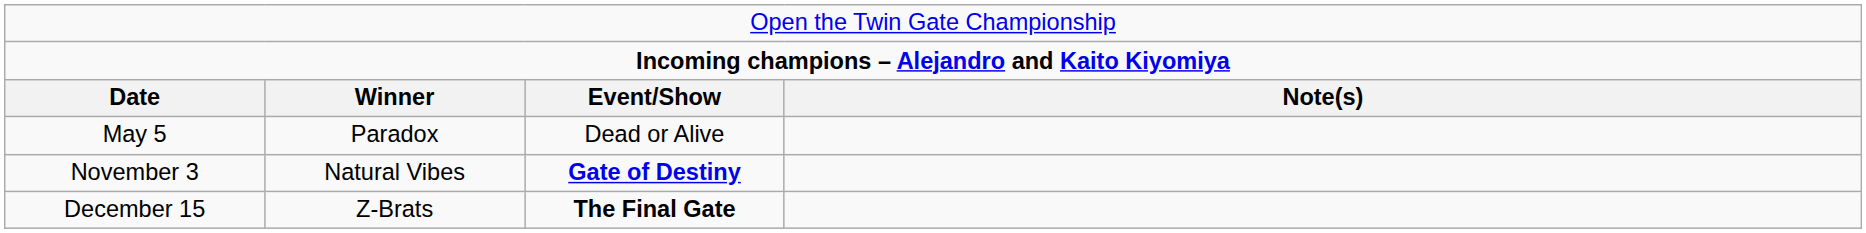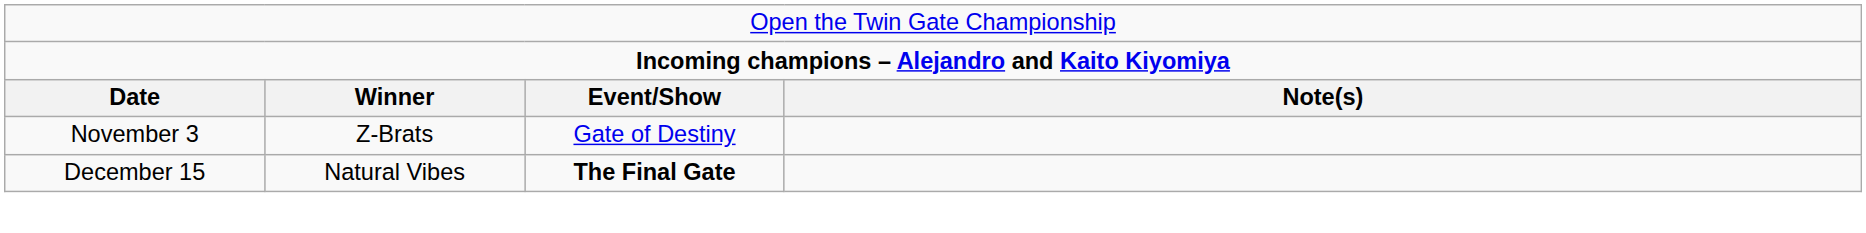- row: (135, 135)
(395, 172) Natural Vibes -> (395, 135) Z-Brats
(655, 172) bold -> (655, 135) normal
(395, 209) Z-Brats -> (395, 172) Natural Vibes
